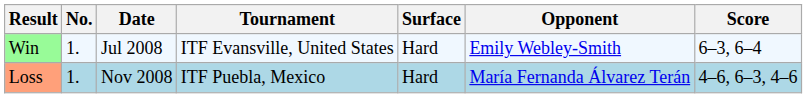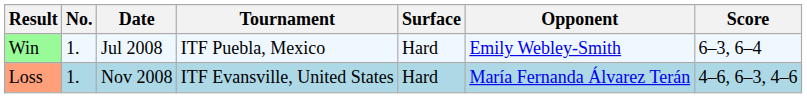(287, 47) ITF Evansville, United States -> (253, 47) ITF Puebla, Mexico
(253, 77) ITF Puebla, Mexico -> (287, 77) ITF Evansville, United States
